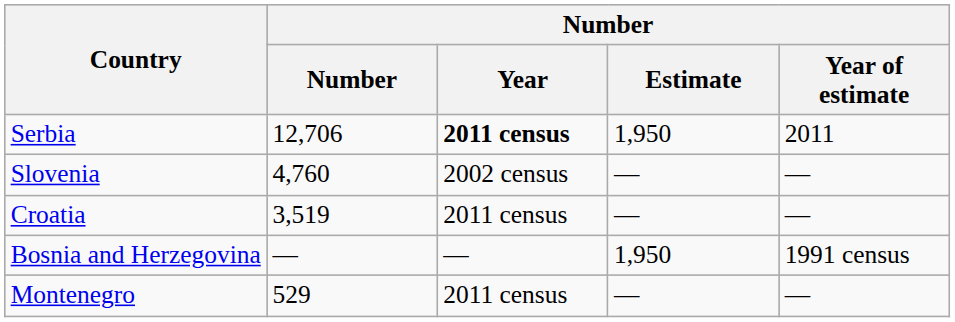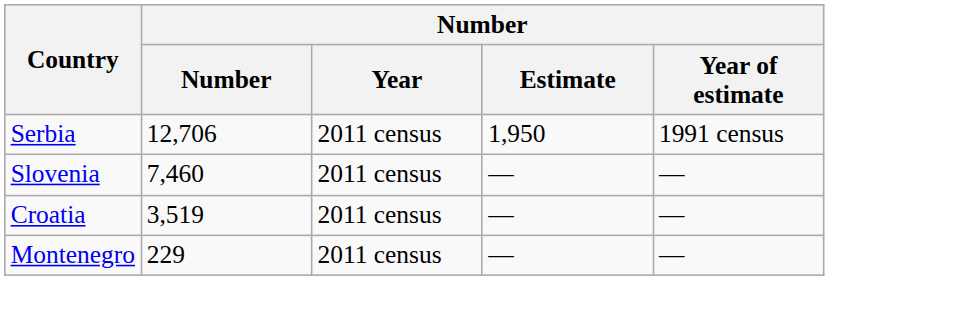(506, 133) bold -> (380, 133) normal
(810, 133) 2011 -> (721, 133) 1991 census
(301, 174) 4,760 -> (175, 174) 7,460
(506, 174) 2002 census -> (380, 174) 2011 census
- row: (136, 255)
(292, 295) 529 -> (166, 255) 229
